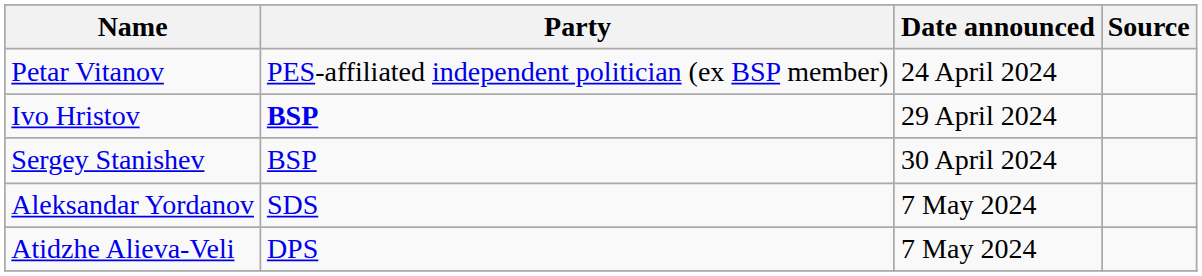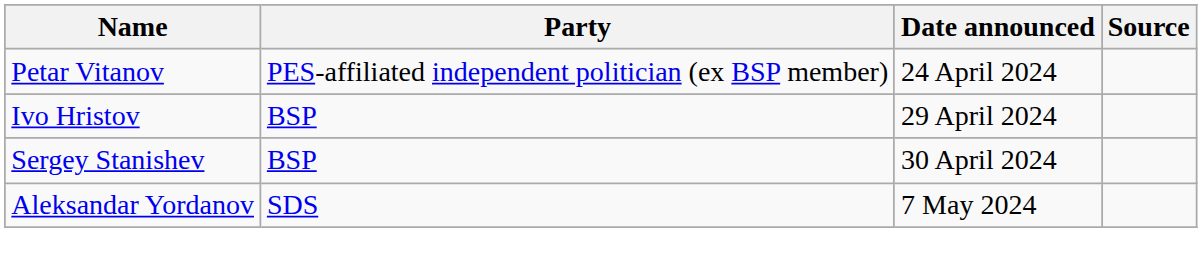(293, 115) bold -> (292, 115) normal
- row: (123, 248)
